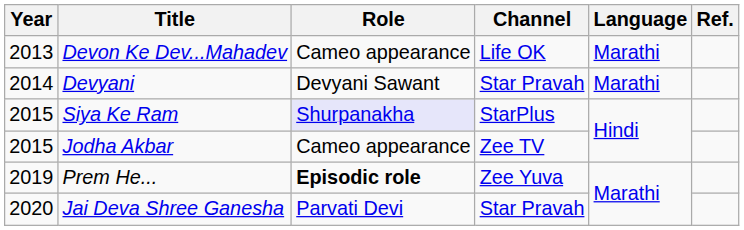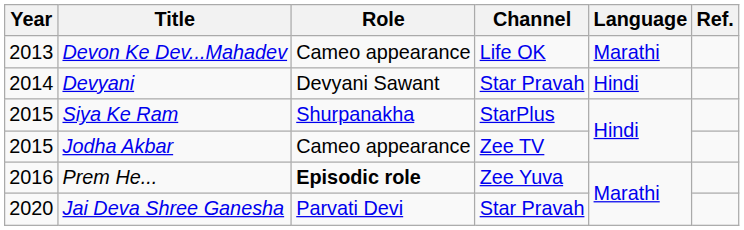(627, 83) Marathi -> (616, 83) Hindi
(355, 114) lavender background -> (355, 114) no background
(31, 177) 2019 -> (31, 177) 2016
